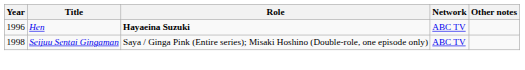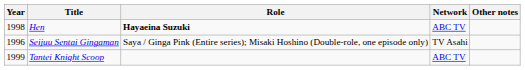(16, 27) 1996 -> (16, 27) 1998
(16, 42) 1998 -> (16, 42) 1996
(449, 42) ABC TV -> (450, 42) TV Asahi
+ row: (67, 58)
